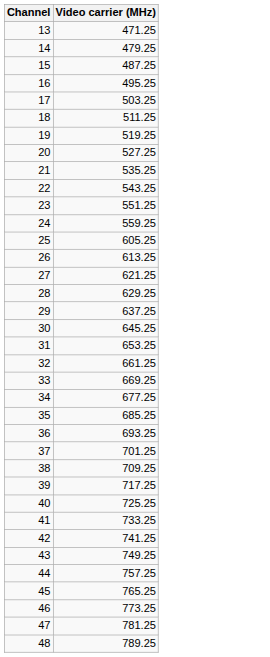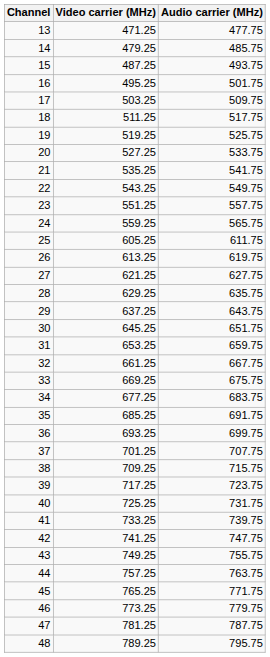+ column: (212, 13)
